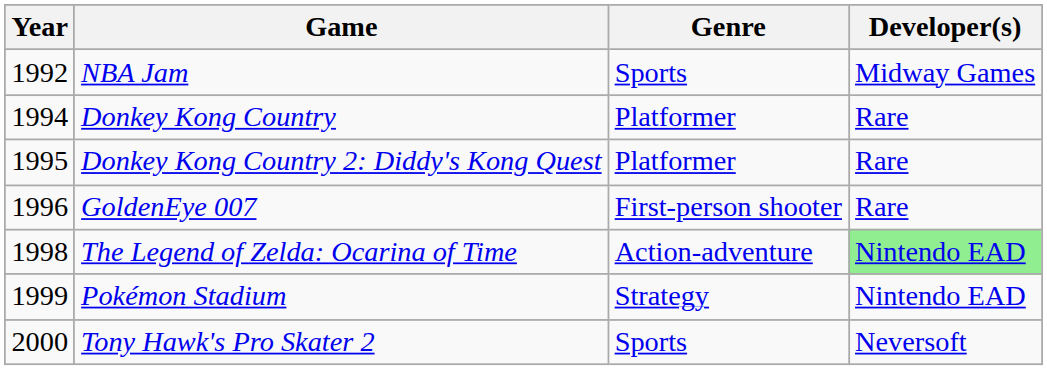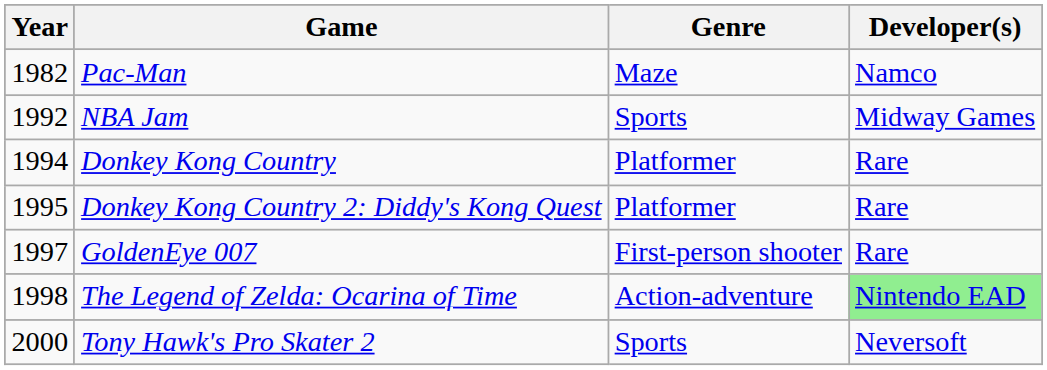+ row: (134, 71)
(40, 206) 1996 -> (40, 251) 1997
- row: (184, 296)
